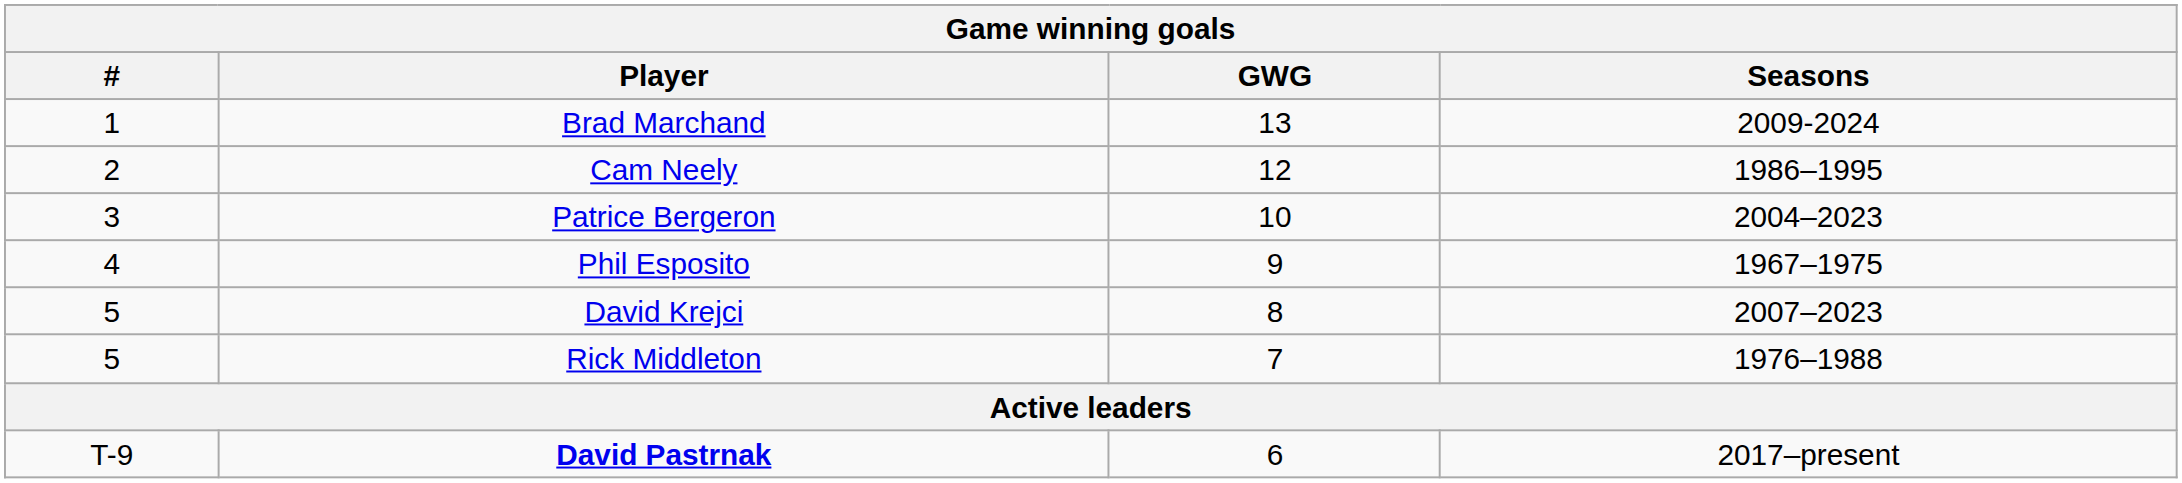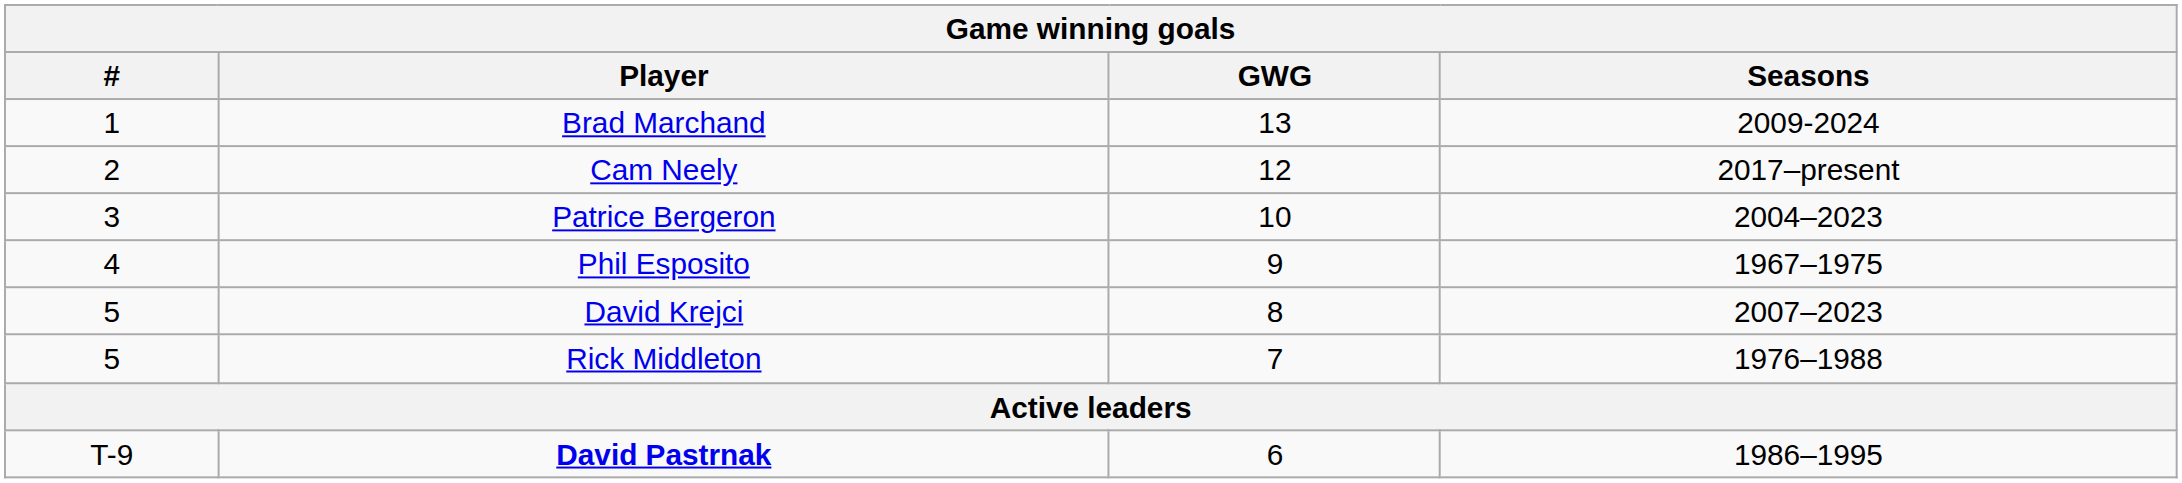(1808, 170) 1986–1995 -> (1808, 170) 2017–present
(1808, 453) 2017–present -> (1808, 453) 1986–1995
